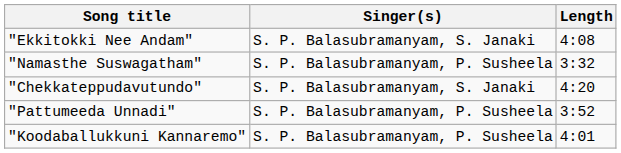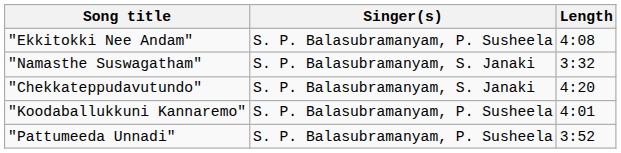(394, 40) S. P. Balasubramanyam, S. Janaki -> (403, 40) S. P. Balasubramanyam, P. Susheela
(403, 64) S. P. Balasubramanyam, P. Susheela -> (394, 64) S. P. Balasubramanyam, S. Janaki
rows swapped: (92, 112) <-> (127, 136)
